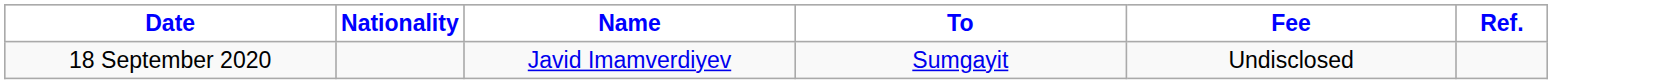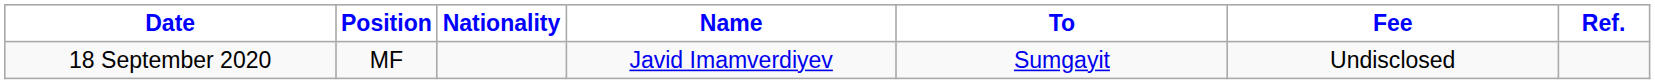+ column: (386, 23)
